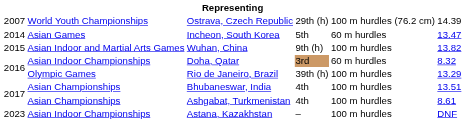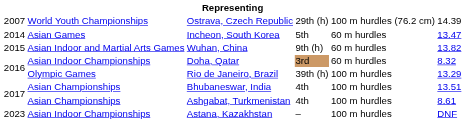(361, 48) 100 m hurdles -> (359, 48) 60 m hurdles
